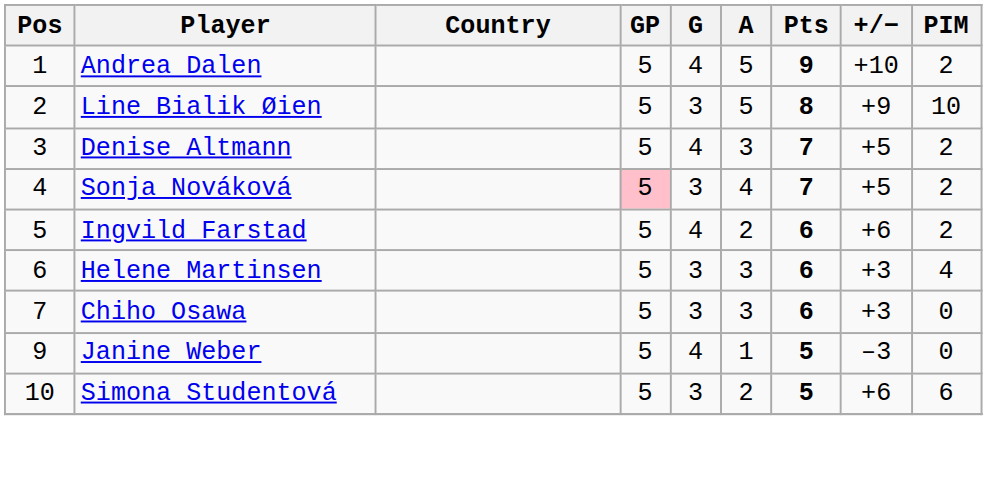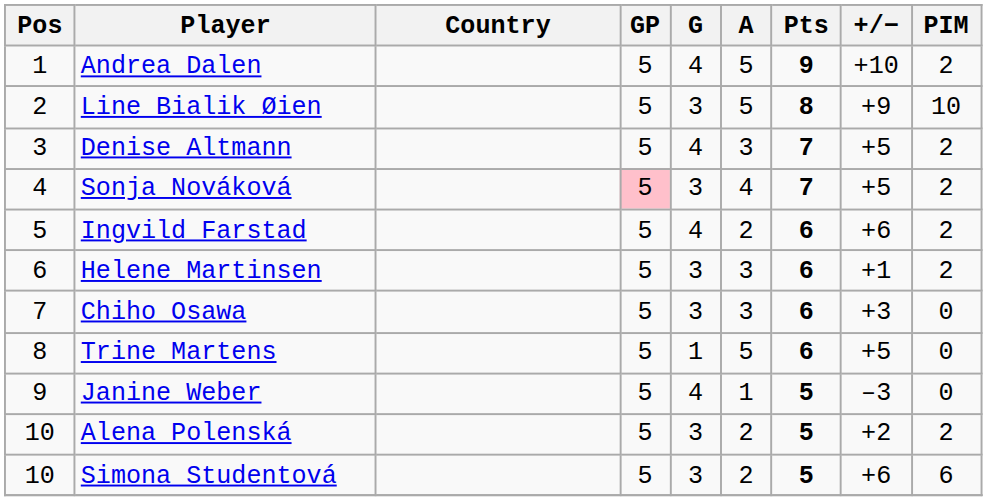(876, 271) +3 -> (876, 271) +1
(946, 271) 4 -> (946, 271) 2
+ row: (179, 353)
+ row: (186, 434)
